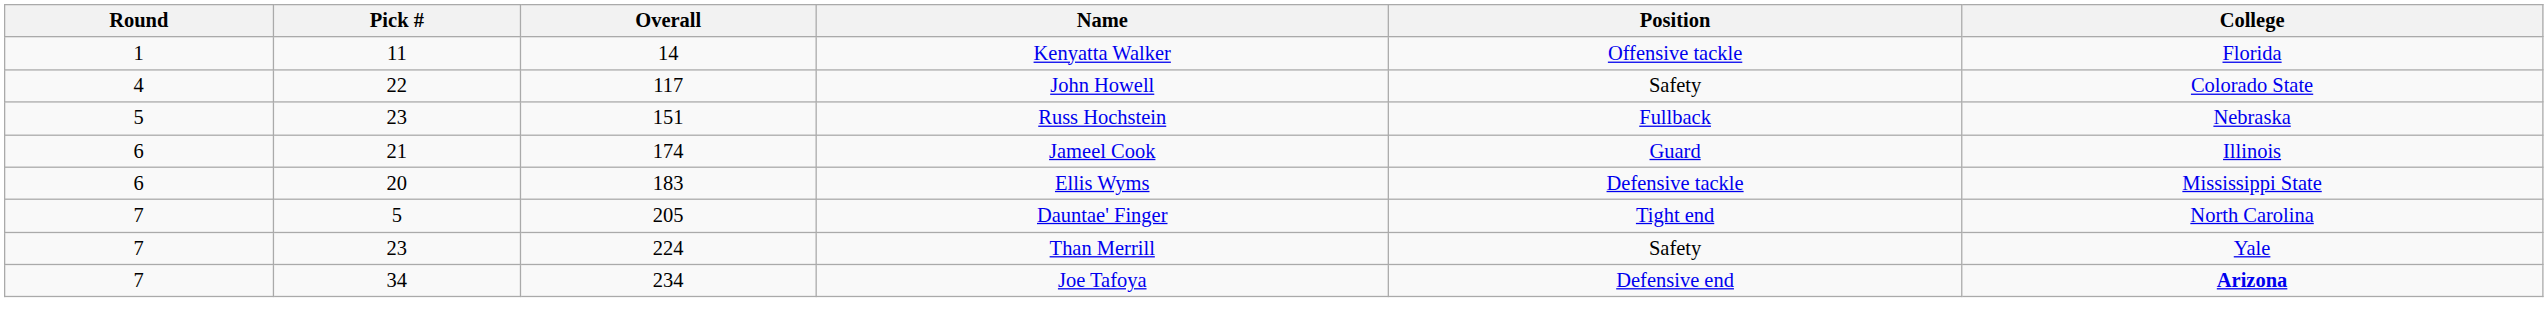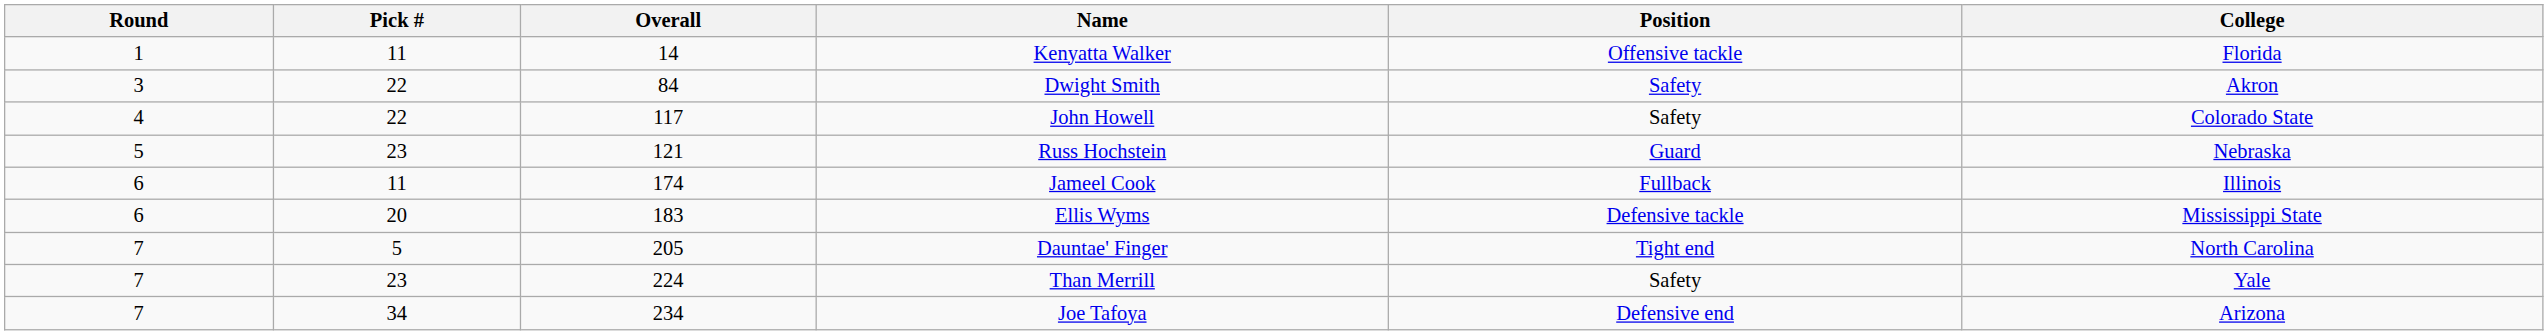+ row: (1102, 85)
(668, 118) 151 -> (668, 150) 121
(1675, 118) Fullback -> (1675, 150) Guard
(397, 150) 21 -> (397, 183) 11
(1675, 150) Guard -> (1675, 183) Fullback
(2252, 280) bold -> (2252, 313) normal
